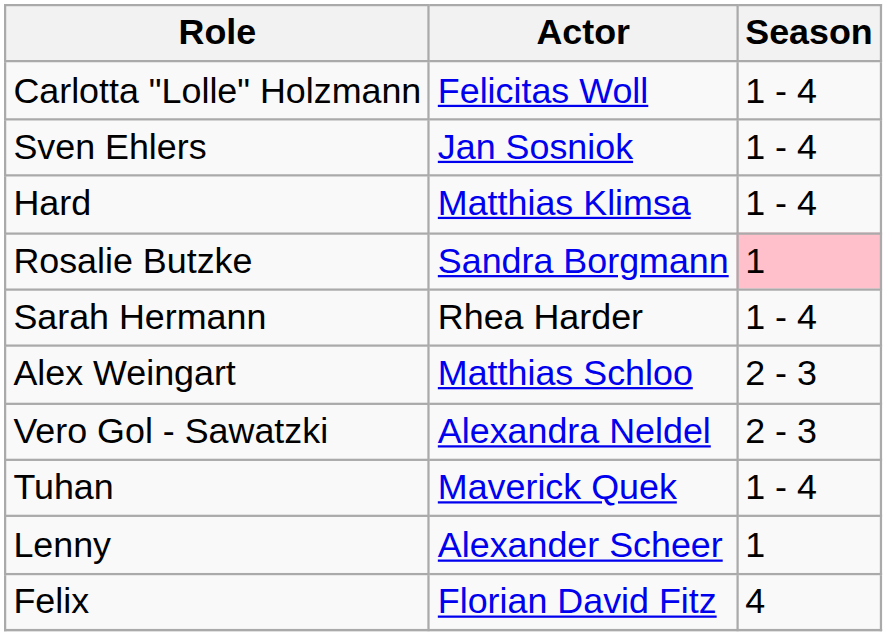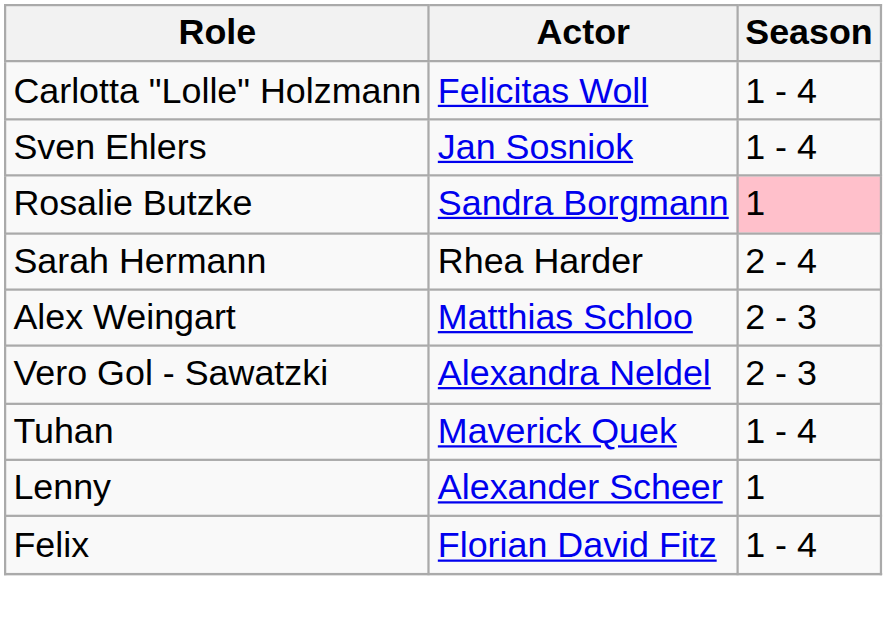- row: (52, 203)
(781, 317) 1 - 4 -> (781, 260) 2 - 4
(755, 601) 4 -> (781, 544) 1 - 4
